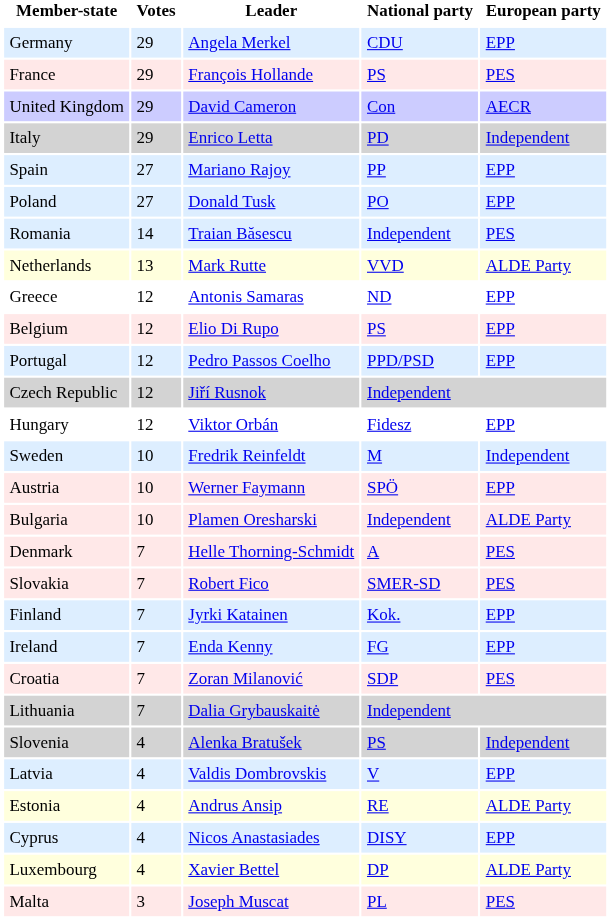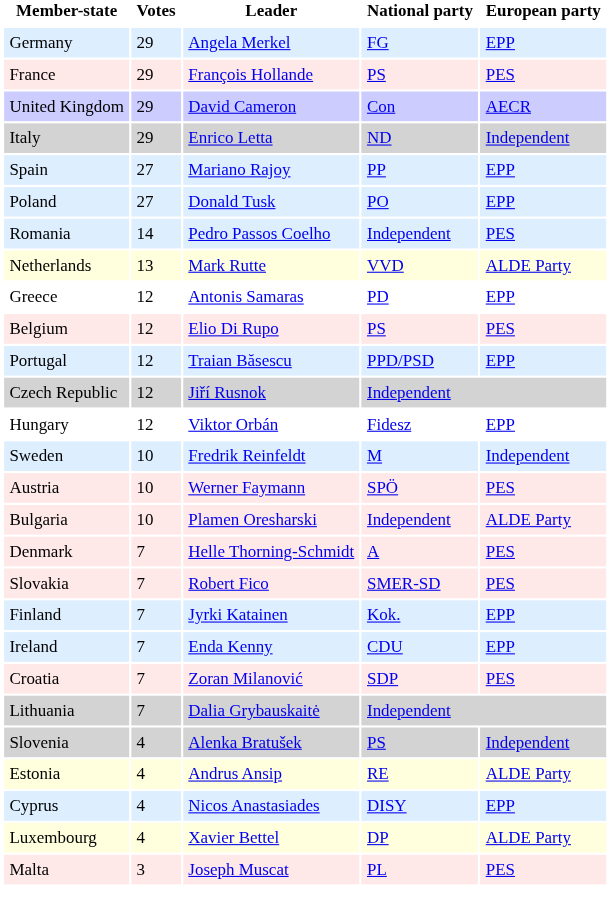(385, 42) CDU -> (378, 42) FG
(378, 138) PD -> (379, 138) ND
(240, 233) Traian Băsescu -> (259, 233) Pedro Passos Coelho
(379, 297) ND -> (378, 297) PD
(500, 328) EPP -> (500, 328) PES
(259, 360) Pedro Passos Coelho -> (240, 360) Traian Băsescu
(500, 487) EPP -> (500, 487) PES
(378, 646) FG -> (385, 646) CDU
- row: (31, 774)
